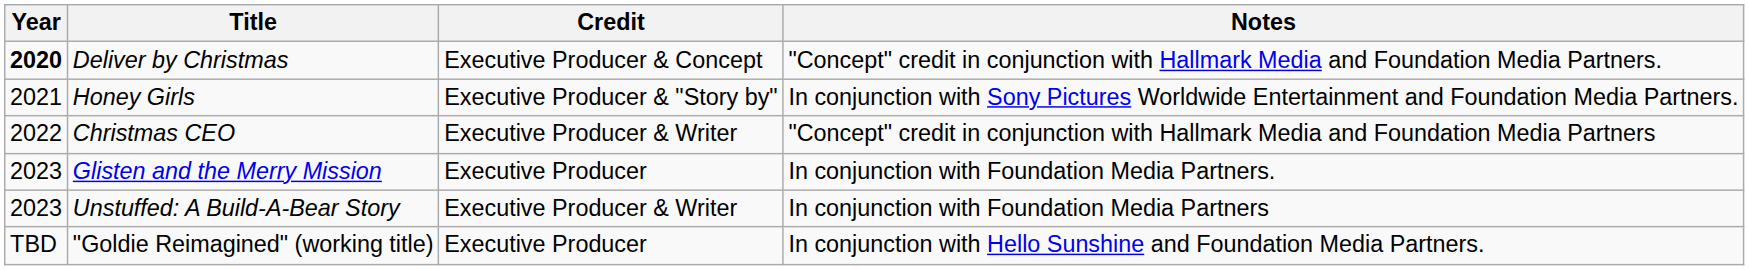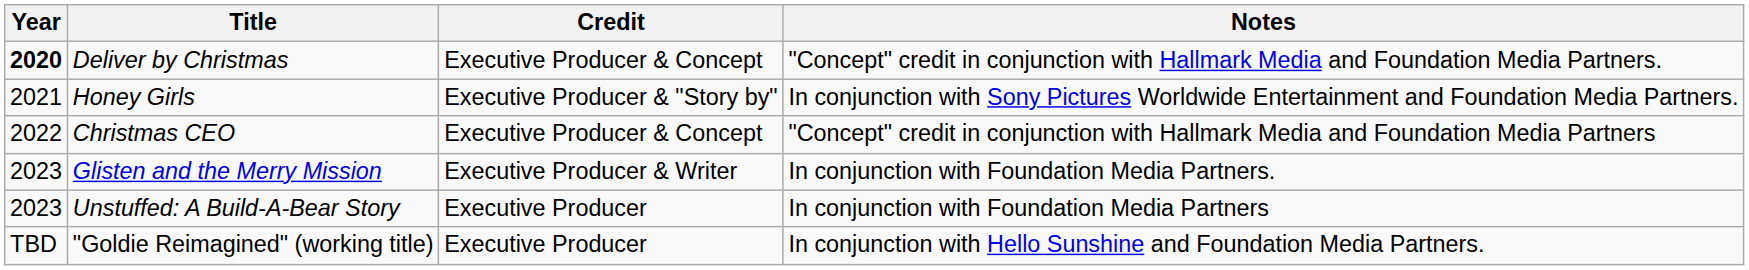(591, 134) Executive Producer & Writer -> (603, 134) Executive Producer & Concept
(546, 171) Executive Producer -> (591, 171) Executive Producer & Writer
(591, 208) Executive Producer & Writer -> (546, 208) Executive Producer
